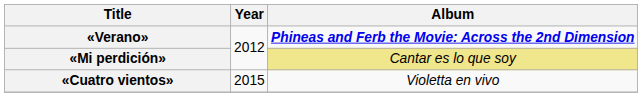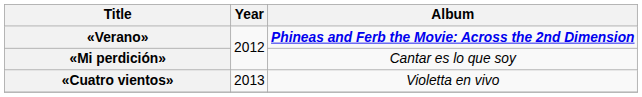(453, 59) khaki background -> (453, 59) no background
(249, 80) 2015 -> (249, 80) 2013
